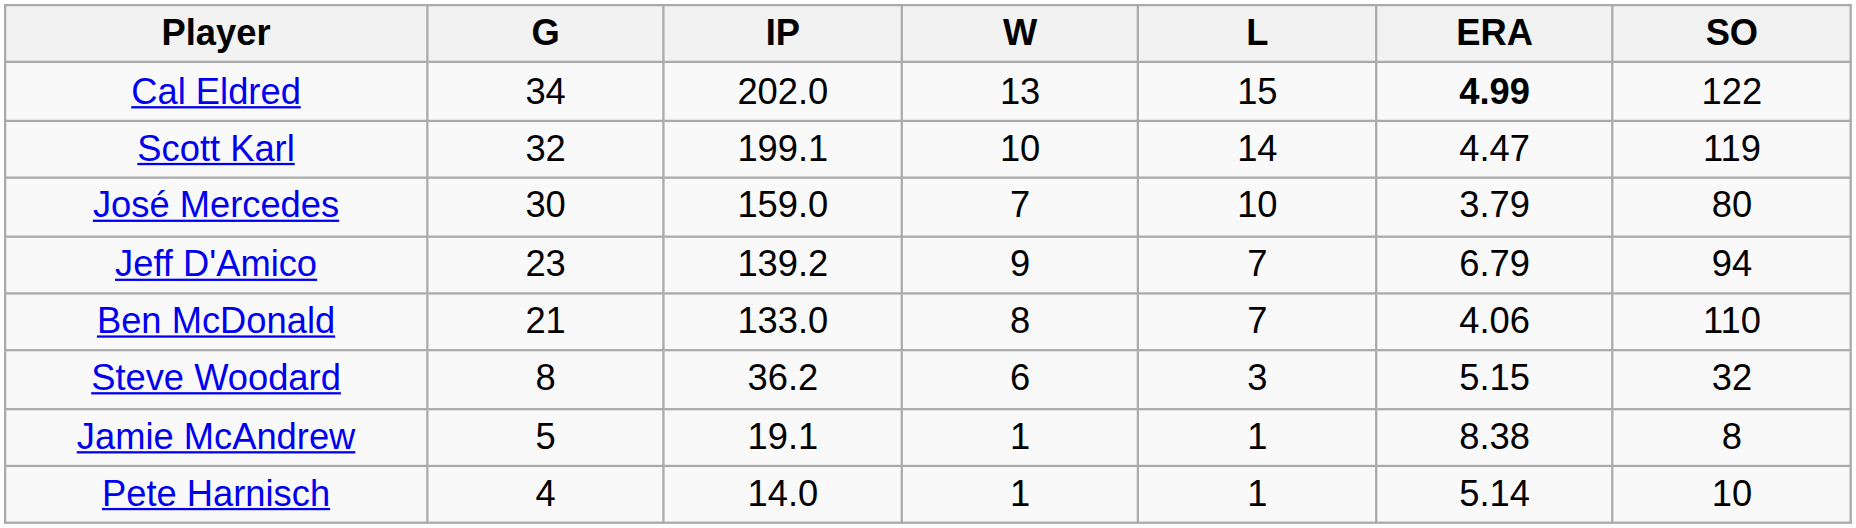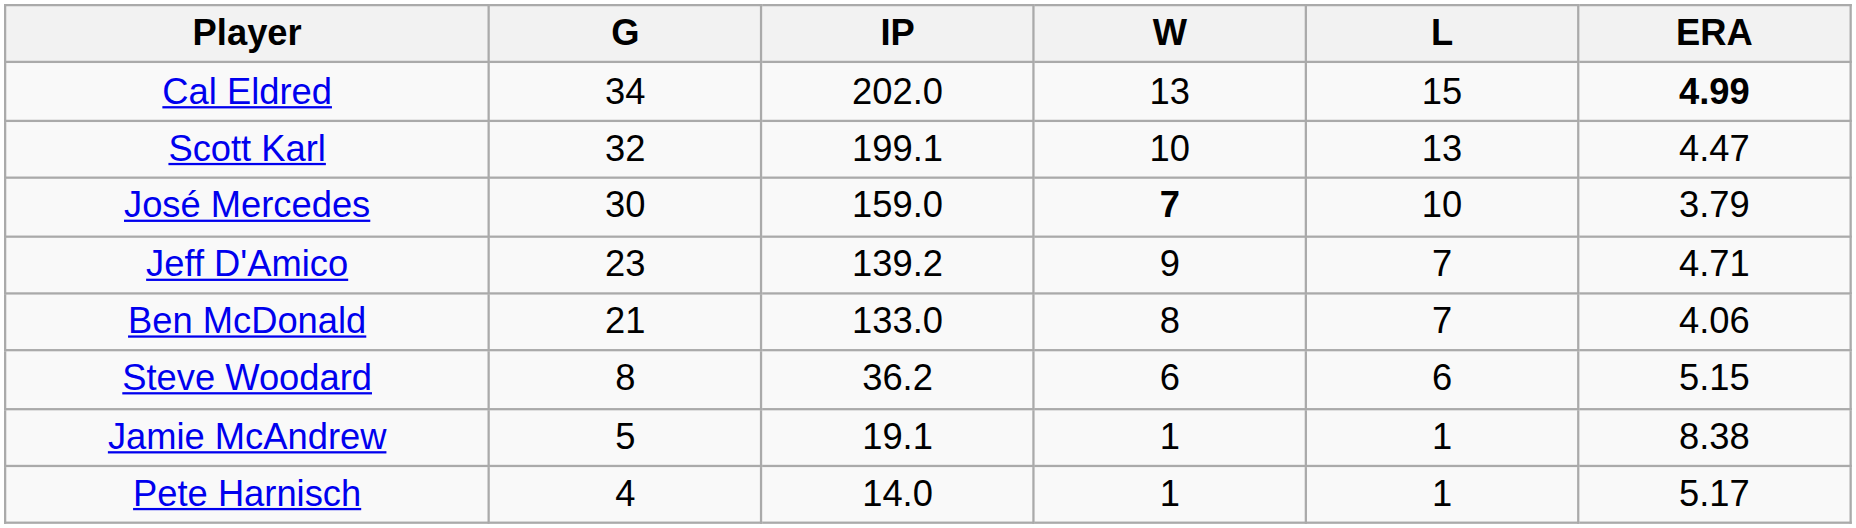- column: (1732, 33)
(1257, 148) 14 -> (1442, 148) 13
(1020, 206) normal -> (1170, 206) bold
(1495, 263) 6.79 -> (1714, 263) 4.71
(1257, 378) 3 -> (1442, 378) 6
(1495, 494) 5.14 -> (1714, 494) 5.17
